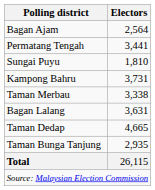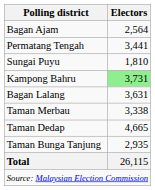(136, 78) no background -> (136, 78) lightgreen background
rows swapped: (36, 111) <-> (38, 95)
